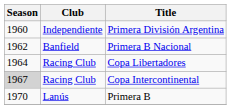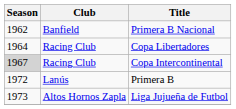- row: (166, 29)
(17, 96) 1970 -> (17, 79) 1972
+ row: (179, 96)
